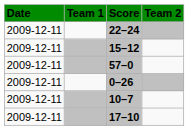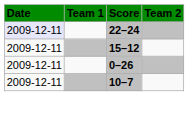(34, 30) no background -> (34, 30) lavender background
- row: (121, 65)
- row: (124, 117)
